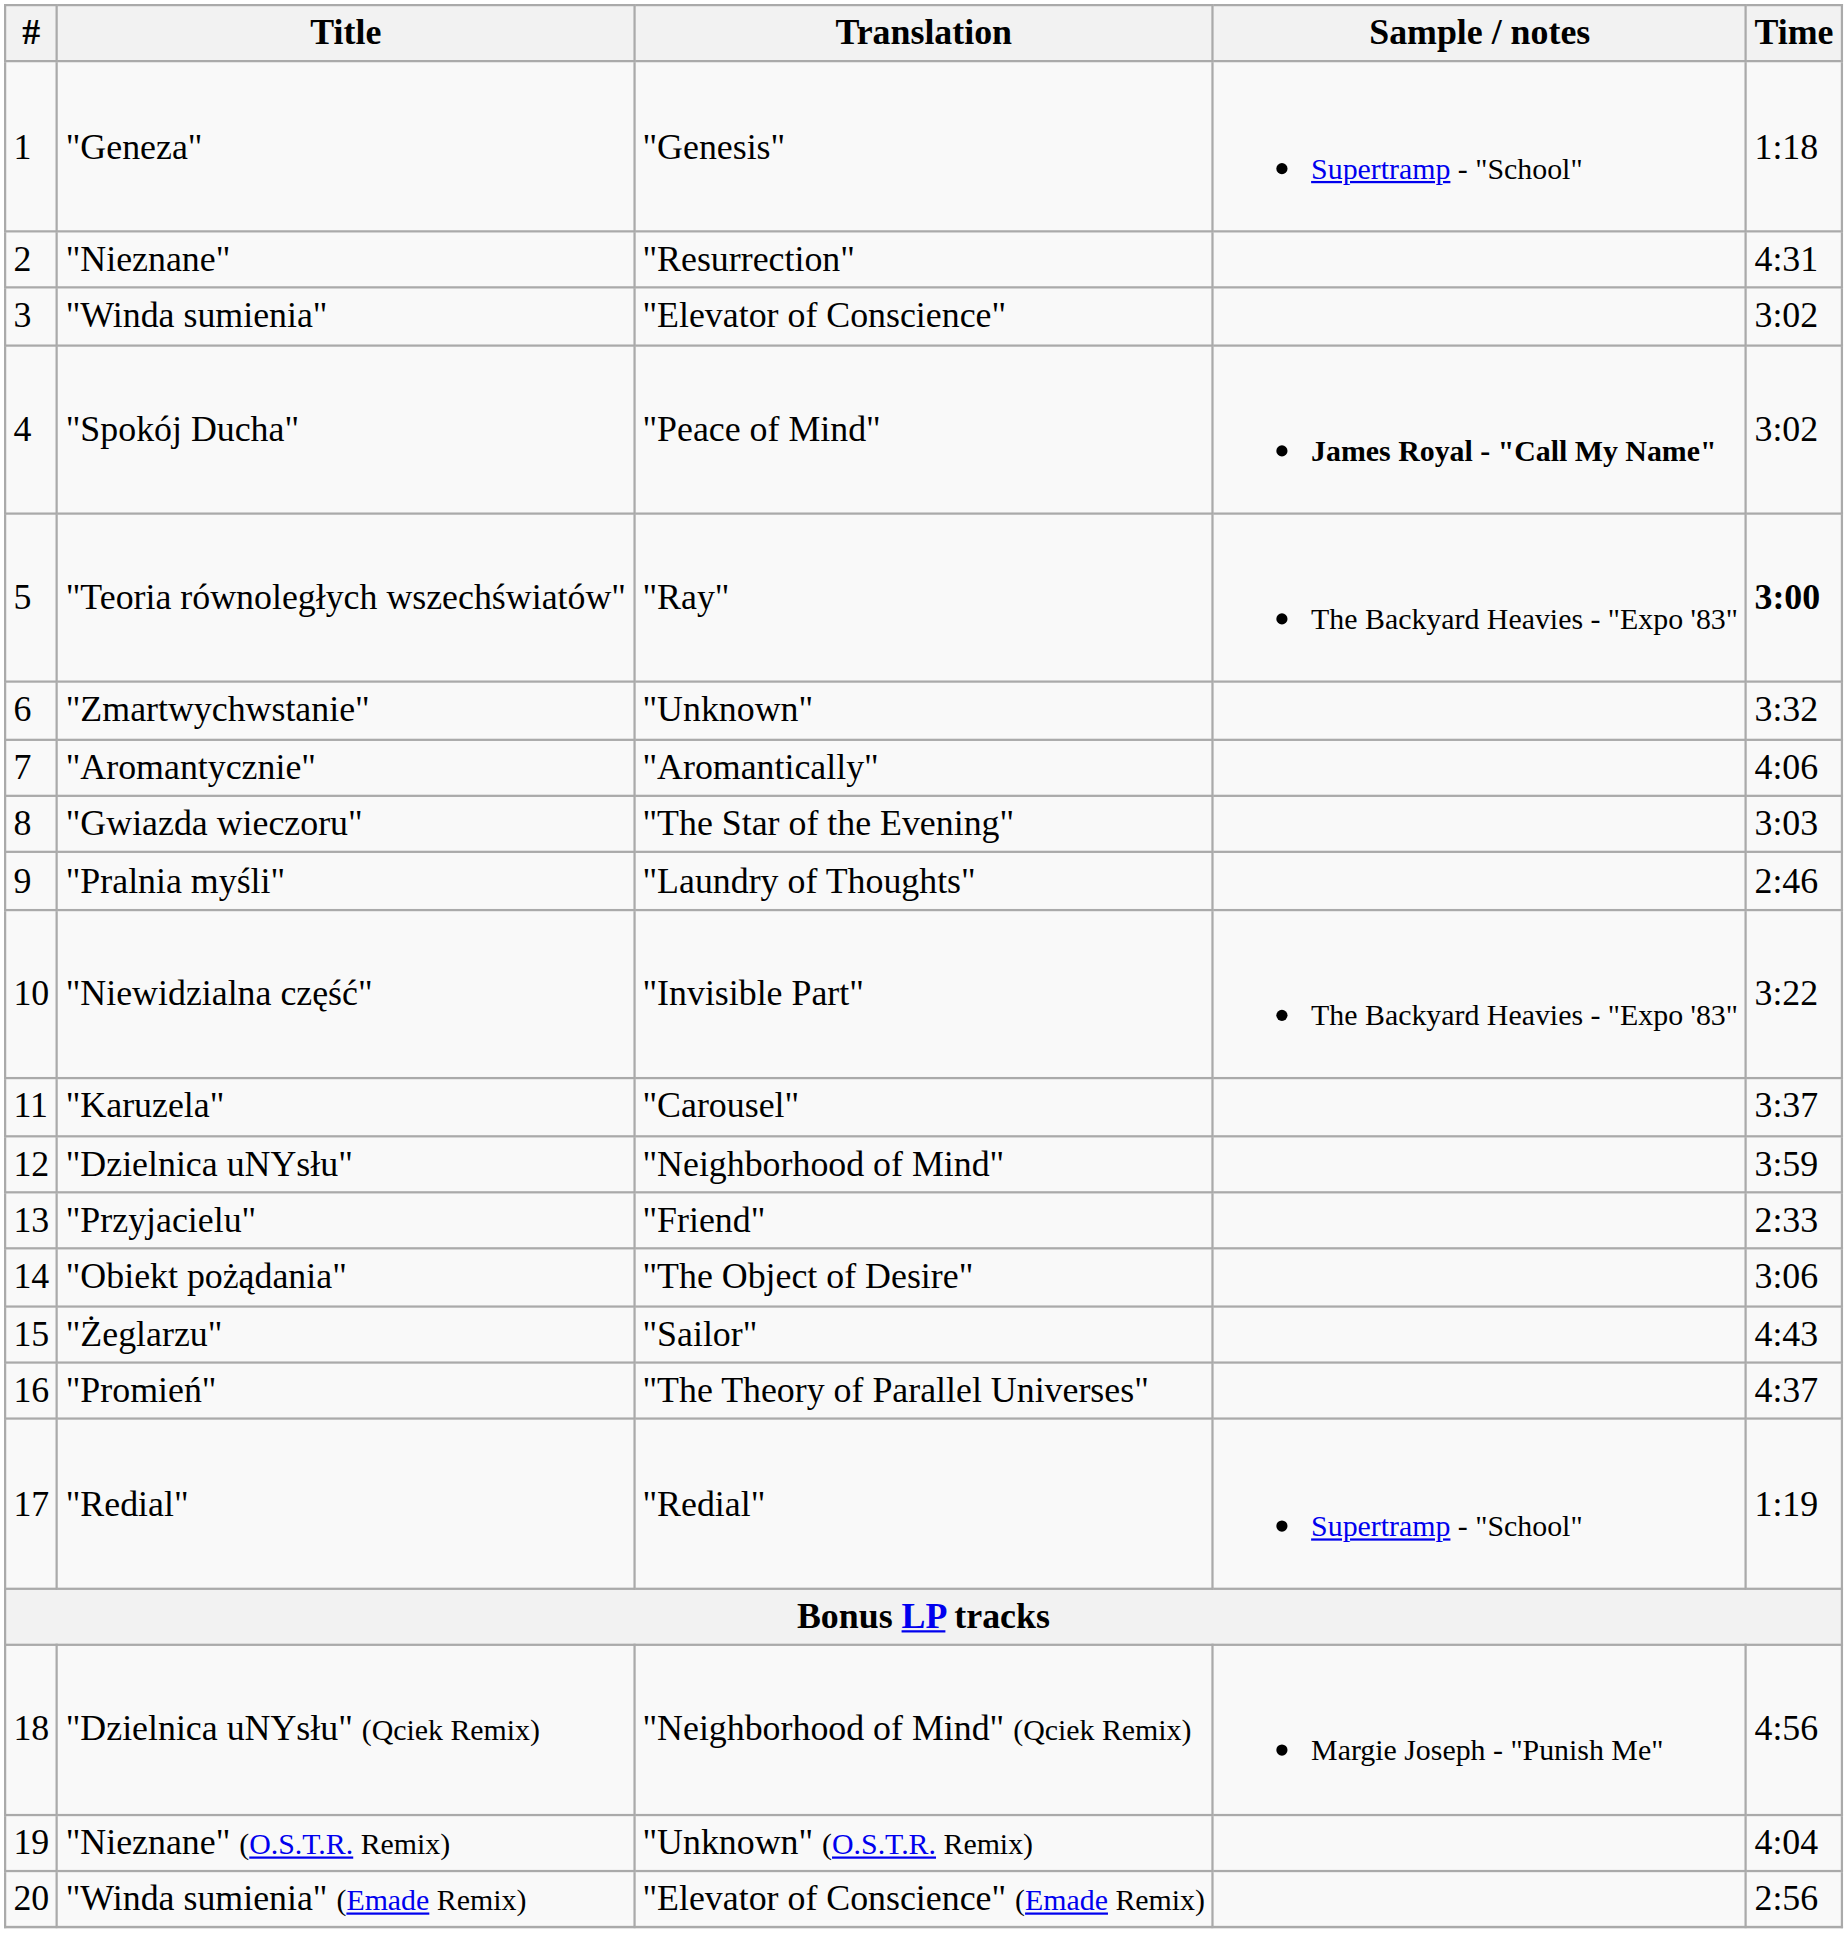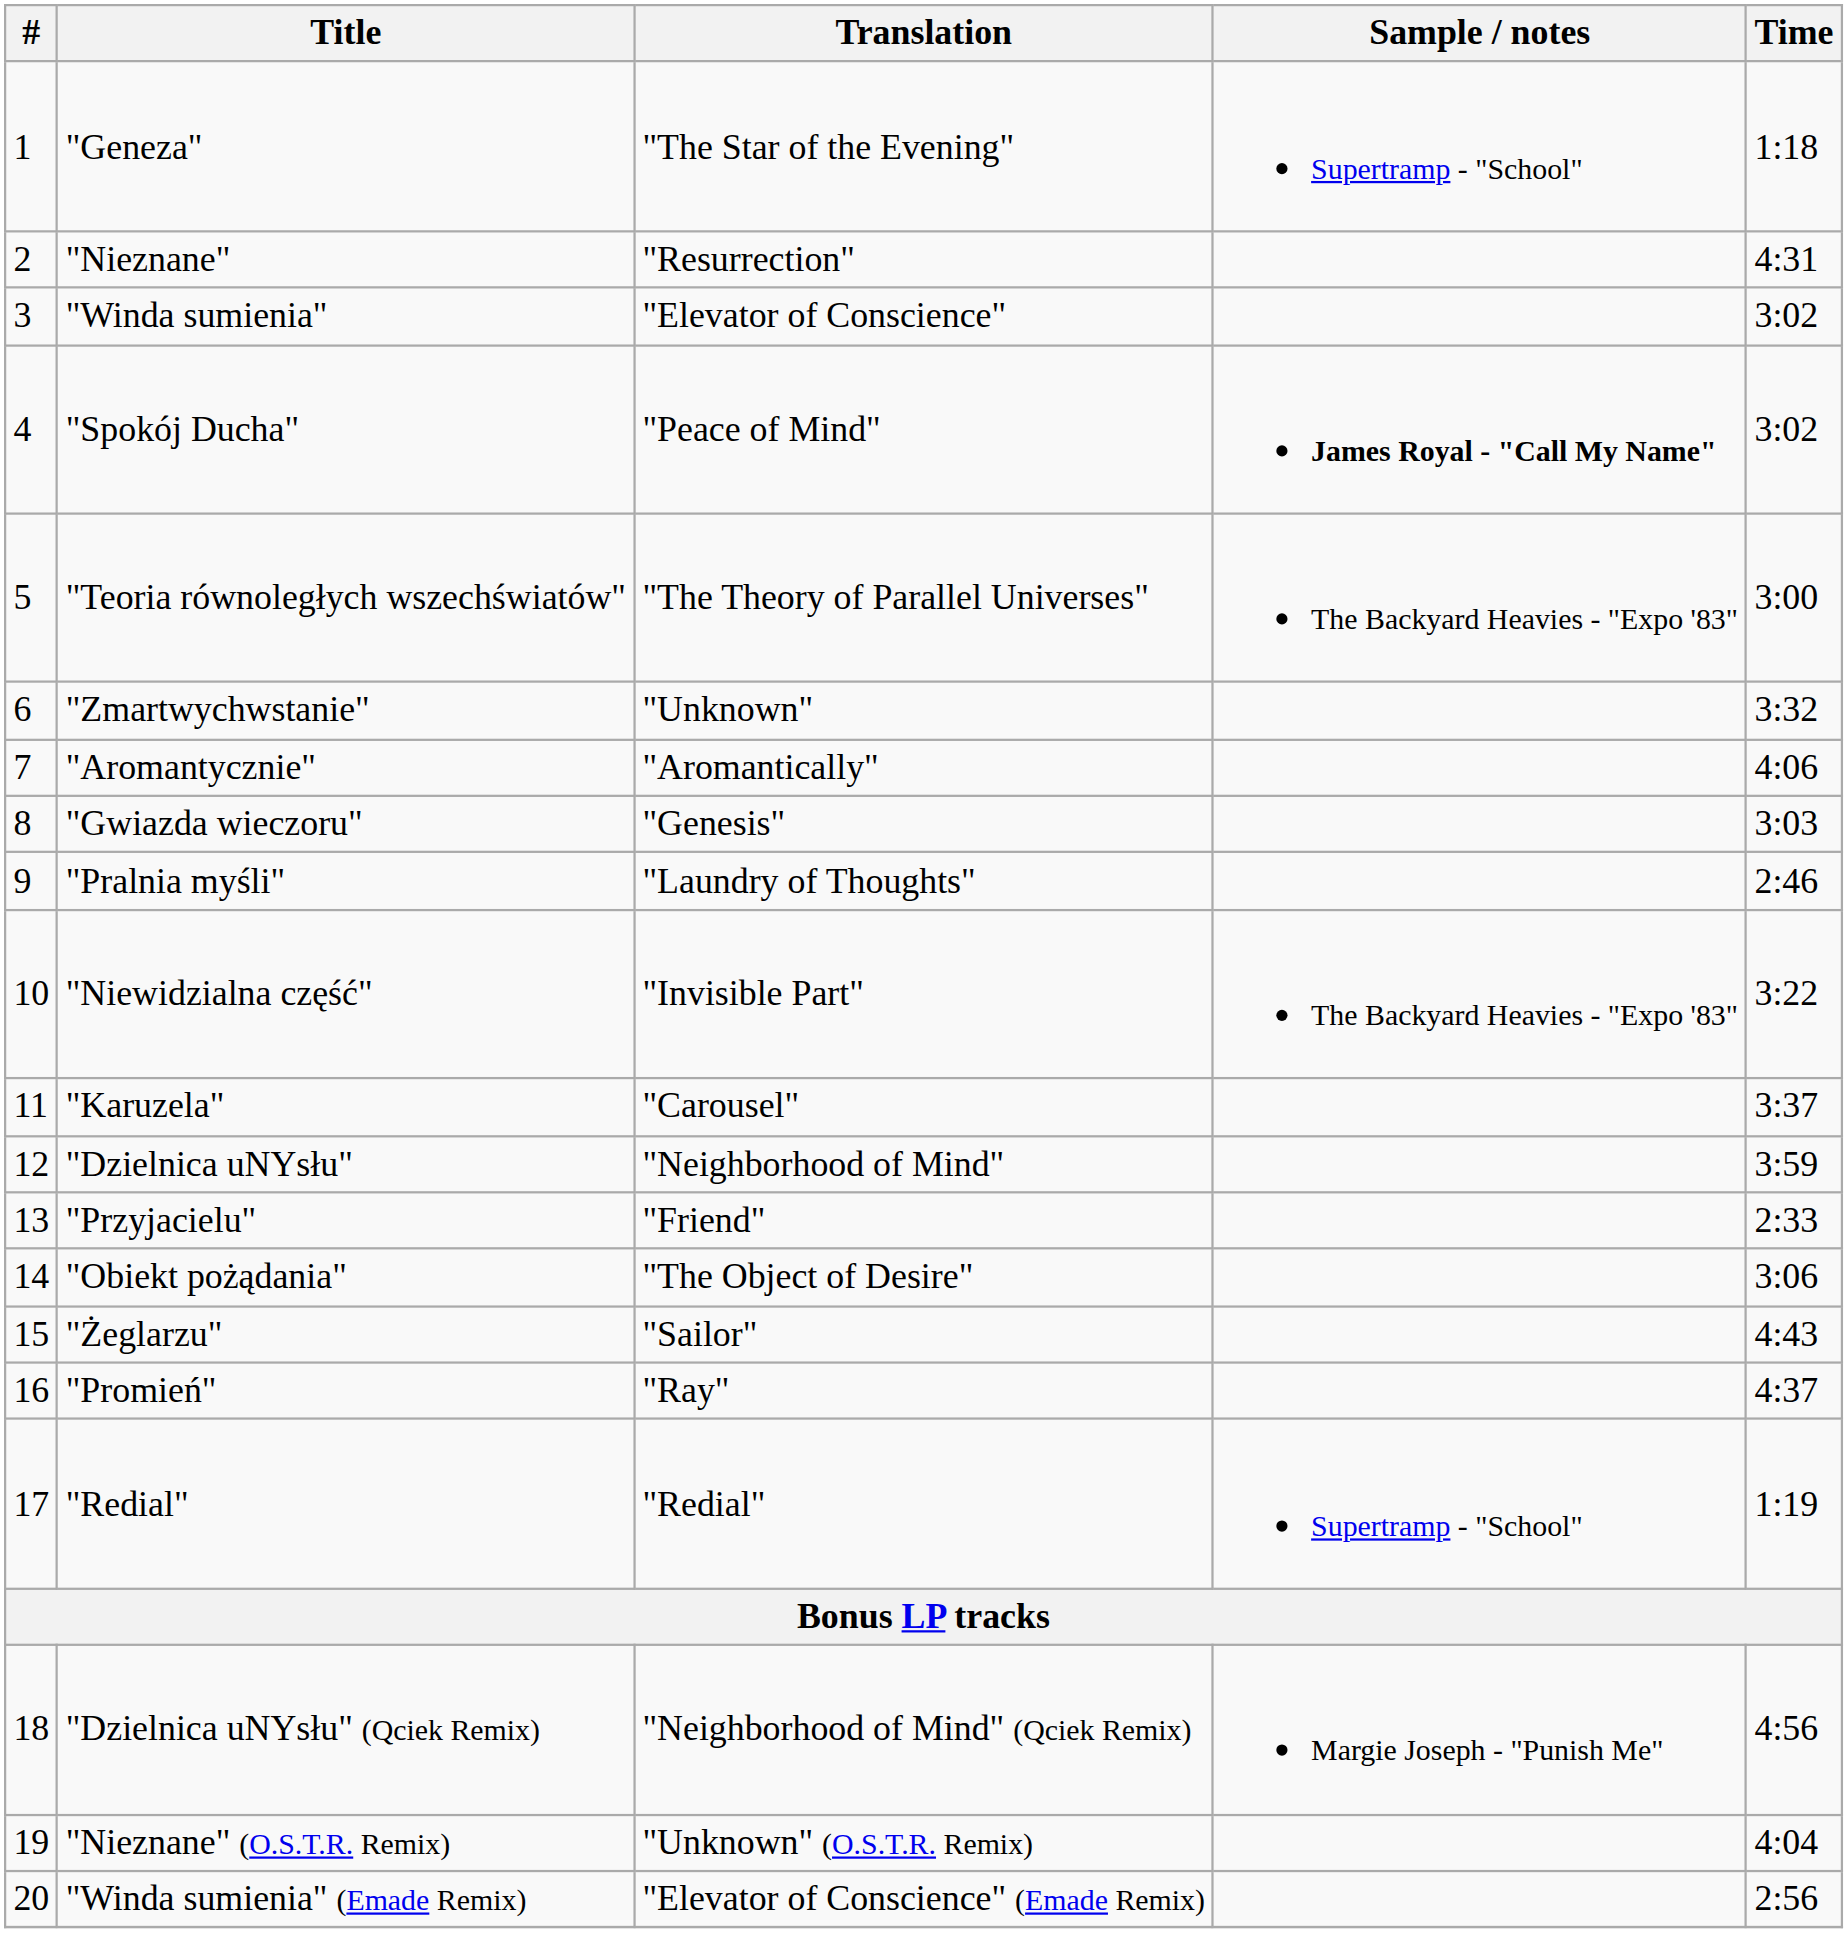(714, 145) "Genesis" -> (828, 145) "The Star of the Evening"
(686, 597) "Ray" -> (896, 597) "The Theory of Parallel Universes"
(1787, 597) bold -> (1786, 597) normal
(828, 823) "The Star of the Evening" -> (714, 823) "Genesis"
(896, 1390) "The Theory of Parallel Universes" -> (686, 1390) "Ray"
